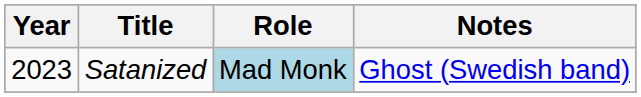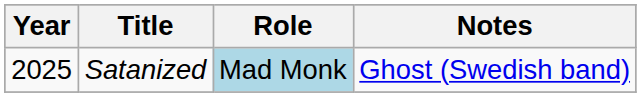(42, 69) 2023 -> (42, 69) 2025
